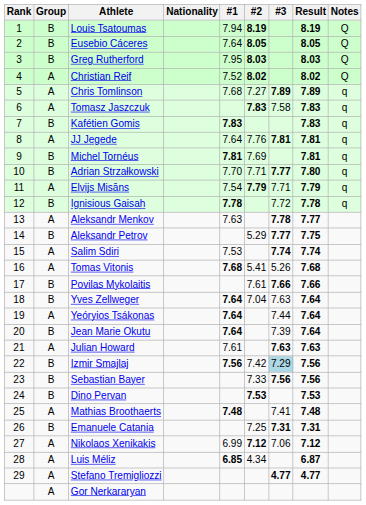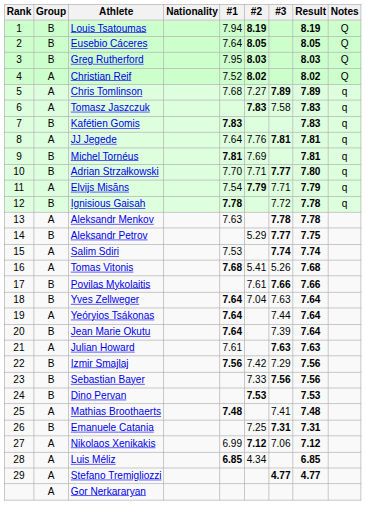(311, 220) 7.77 -> (311, 220) 7.78
(281, 364) lightblue background -> (281, 364) no background
(311, 460) 6.87 -> (311, 460) 6.85
